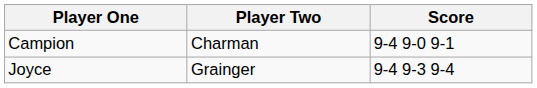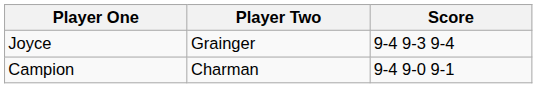rows swapped: (41, 43) <-> (30, 69)
